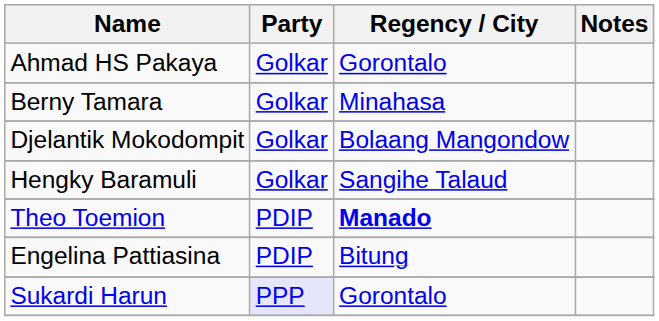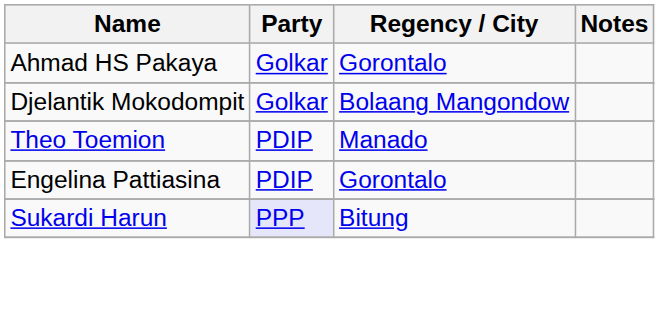- row: (86, 101)
- row: (104, 179)
(385, 218) bold -> (383, 140) normal
(374, 256) Bitung -> (393, 179) Gorontalo
(393, 295) Gorontalo -> (374, 218) Bitung
